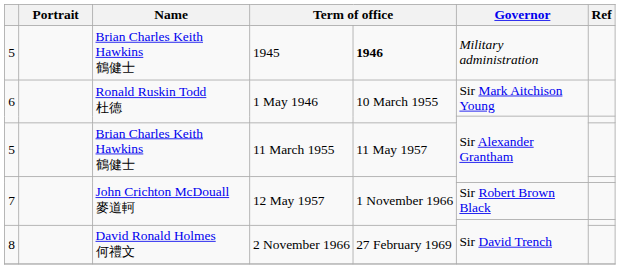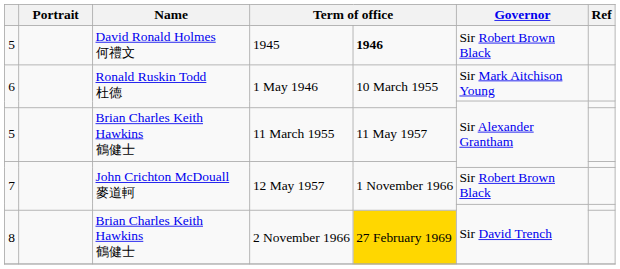(149, 52) Brian Charles Keith Hawkins 鶴健士 -> (156, 44) David Ronald Holmes 何禮文
(499, 52) Military administration -> (507, 45) Sir Robert Brown Black
(156, 244) David Ronald Holmes 何禮文 -> (149, 236) Brian Charles Keith Hawkins 鶴健士
(404, 244) no background -> (404, 237) gold background
